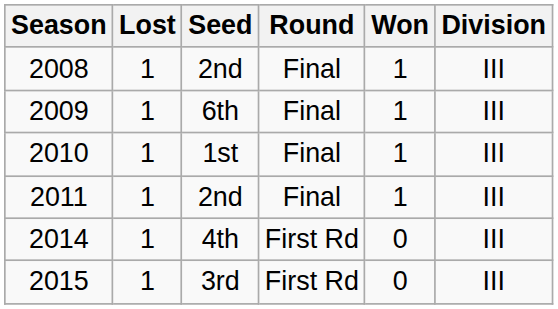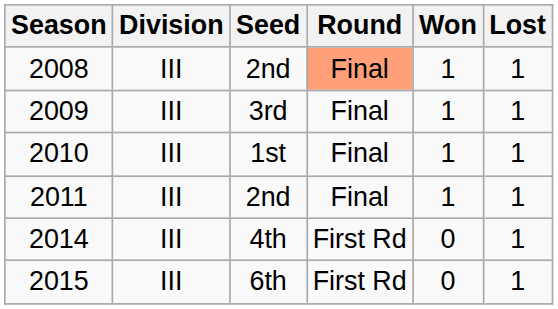columns swapped: (494, 25) <-> (147, 25)
(312, 68) no background -> (360, 68) lightsalmon background
(220, 111) 6th -> (268, 111) 3rd
(220, 281) 3rd -> (268, 281) 6th
